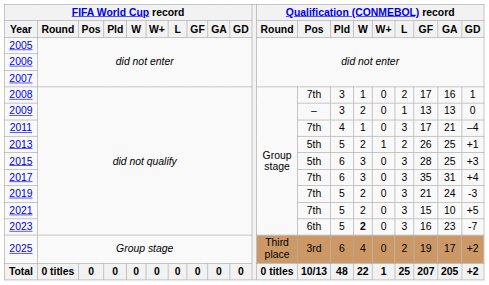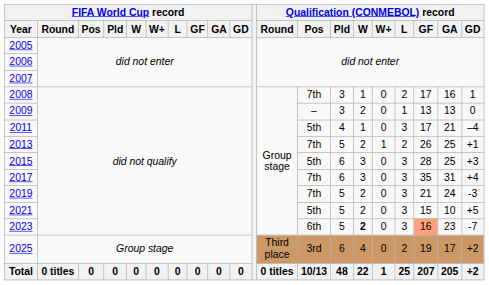(314, 128) 7th -> (314, 128) 5th
(314, 144) 5th -> (314, 144) 7th
(314, 210) 7th -> (314, 210) 5th
(426, 227) no background -> (426, 227) lightsalmon background
